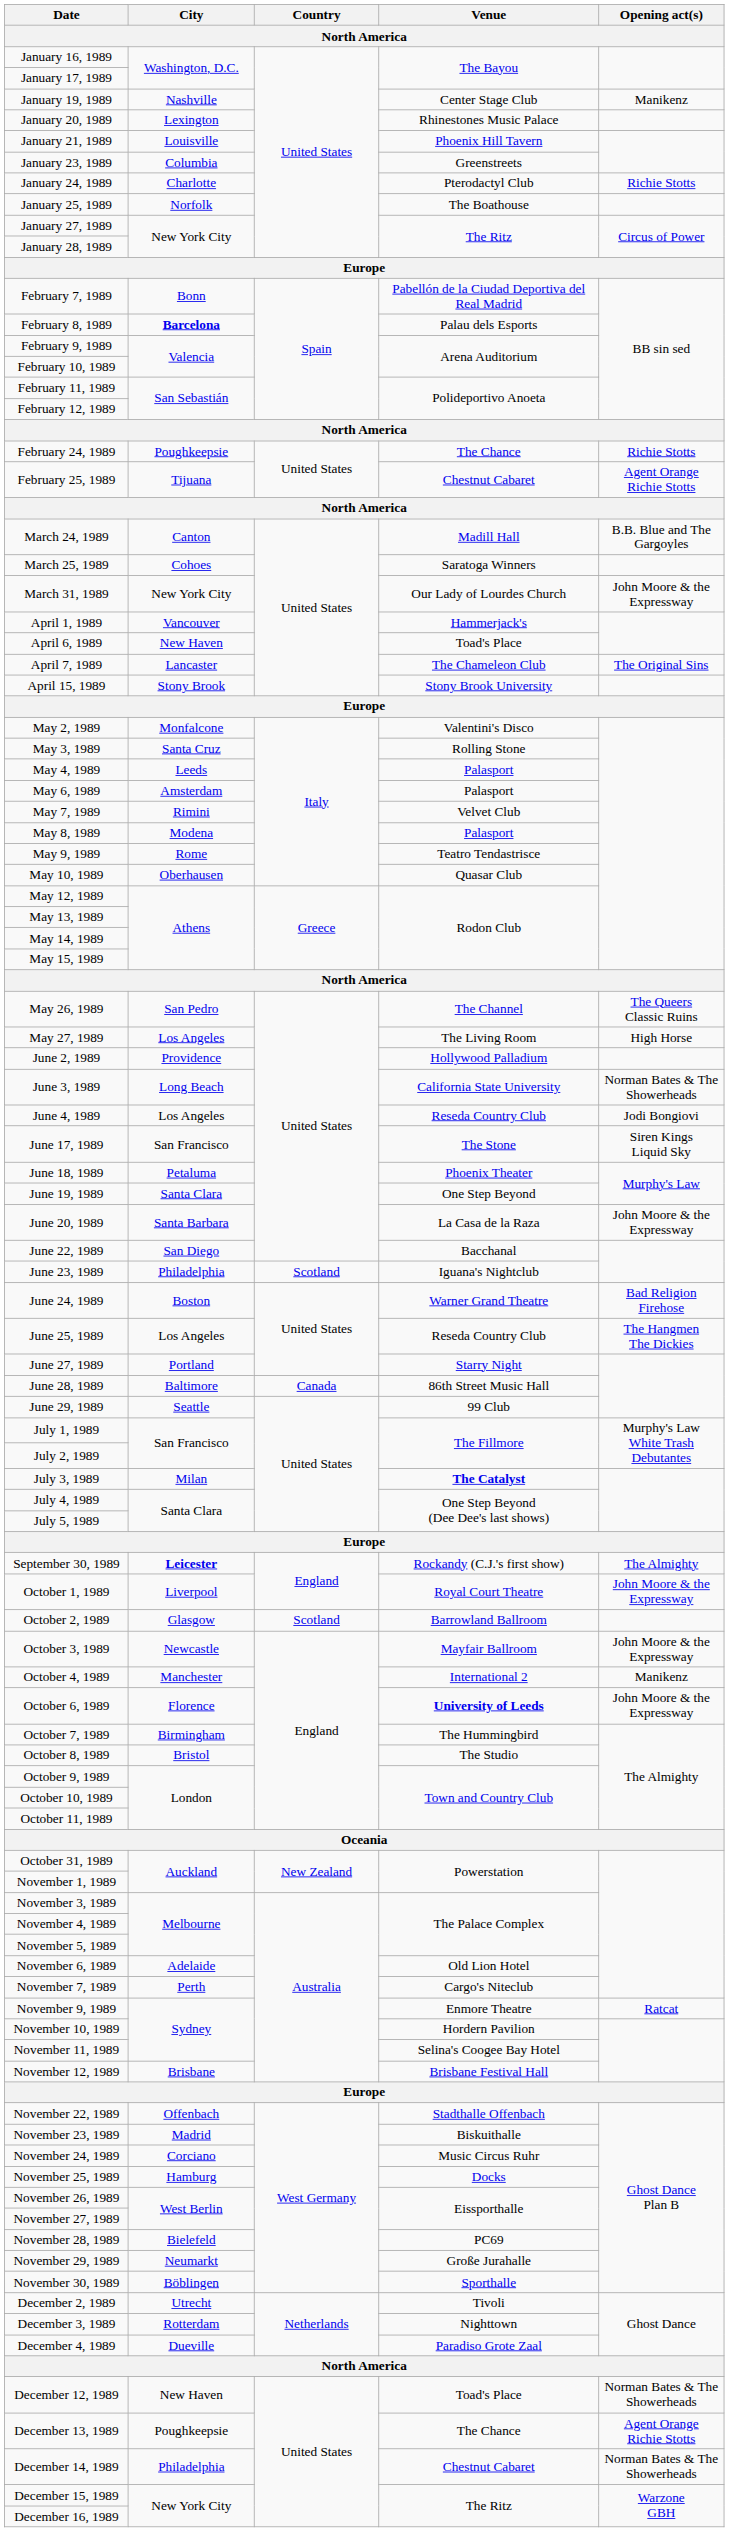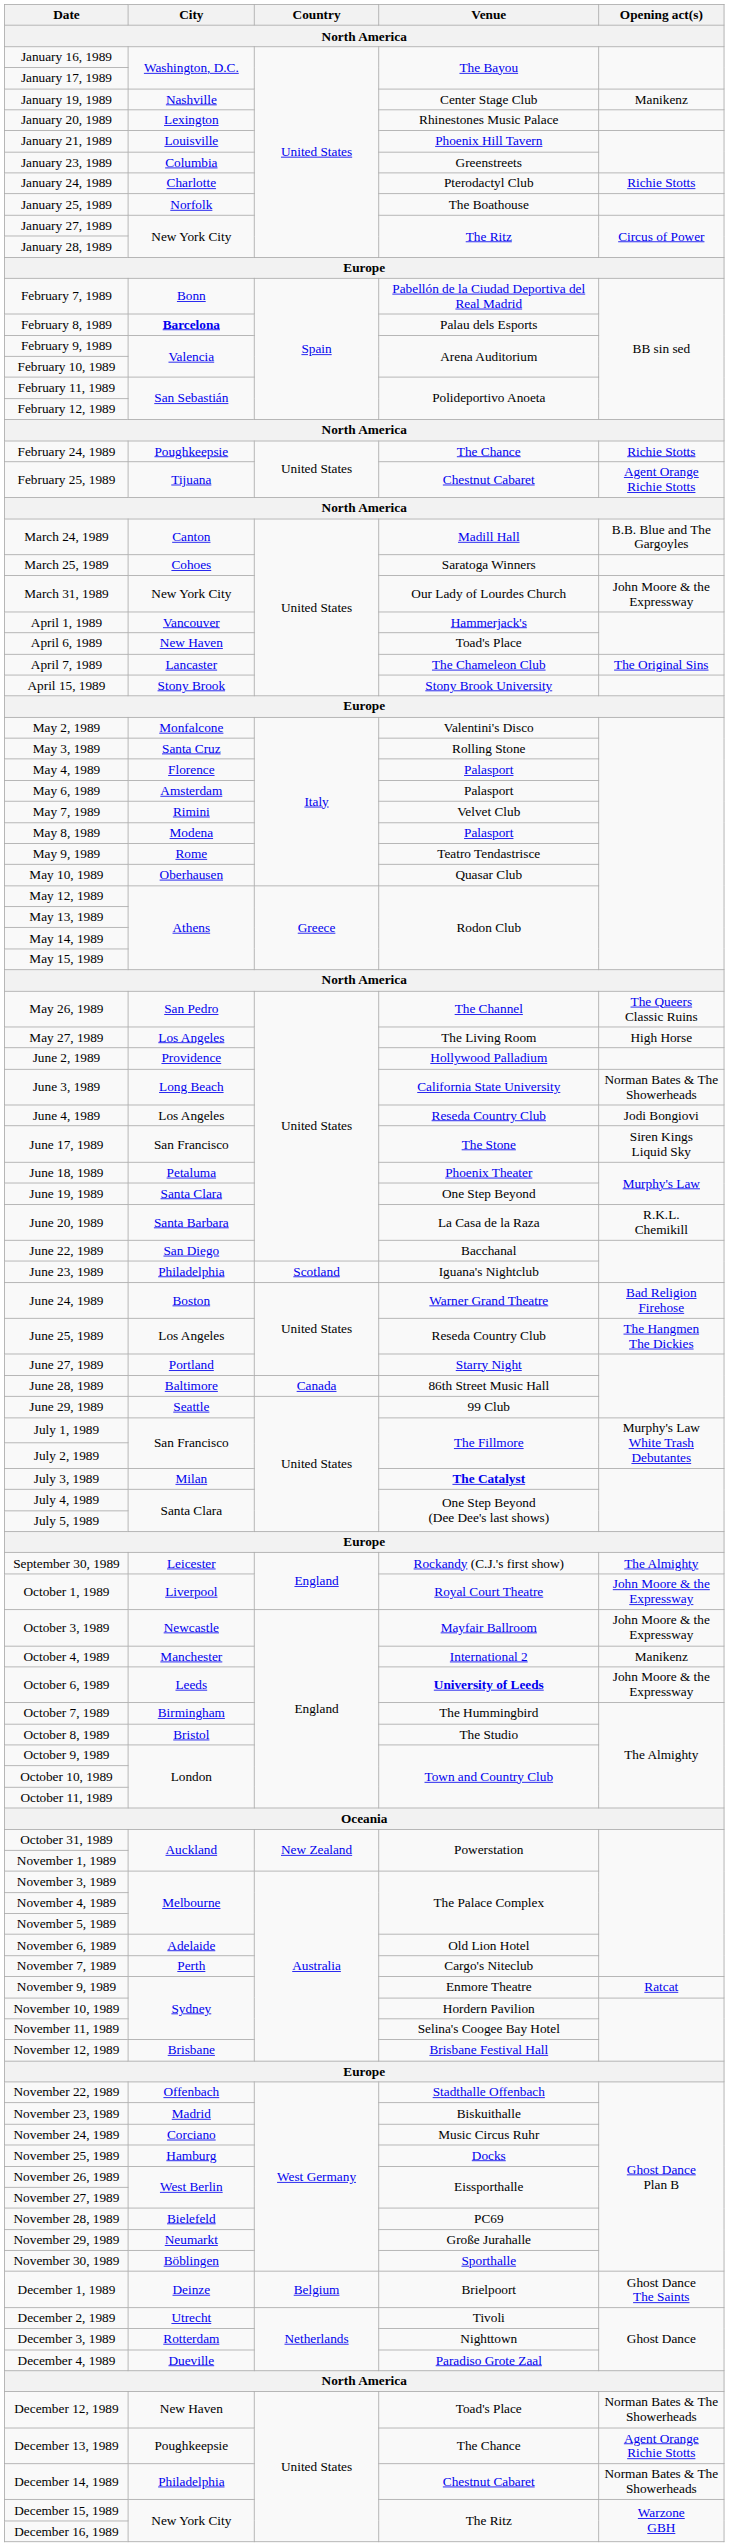(191, 769) Leeds -> (191, 769) Florence
(661, 1222) John Moore & the Expressway -> (661, 1222) R.K.L. Chemikill
(191, 1563) bold -> (191, 1563) normal
- row: (66, 1620)
(191, 1705) Florence -> (191, 1684) Leeds
+ row: (66, 2289)
